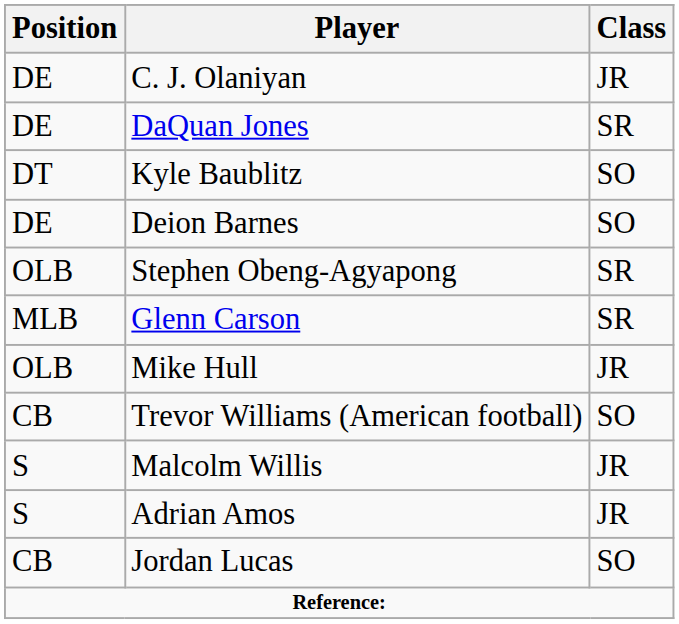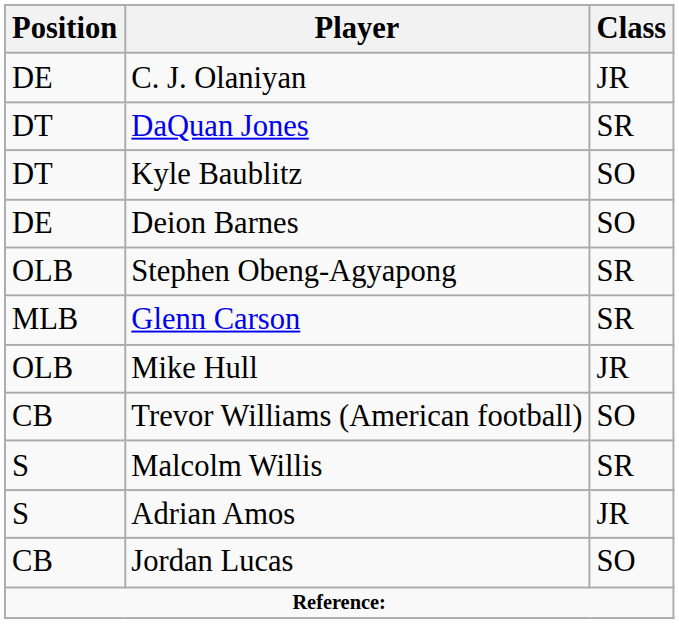(32, 125) DE -> (32, 125) DT
(613, 464) JR -> (615, 464) SR
